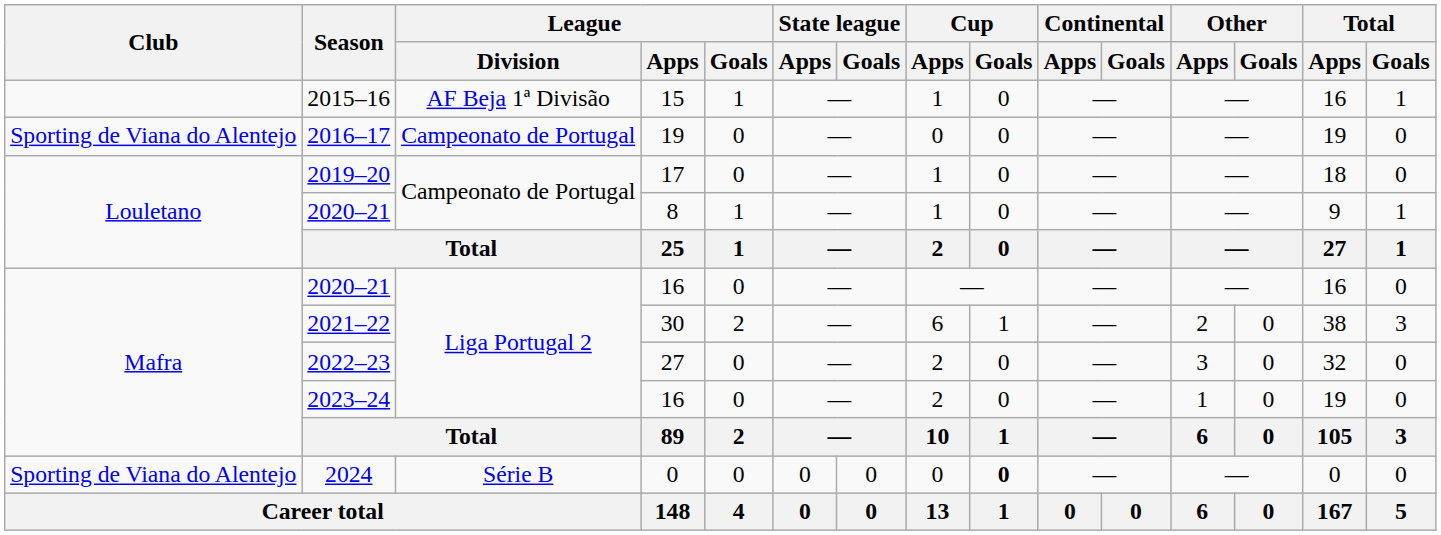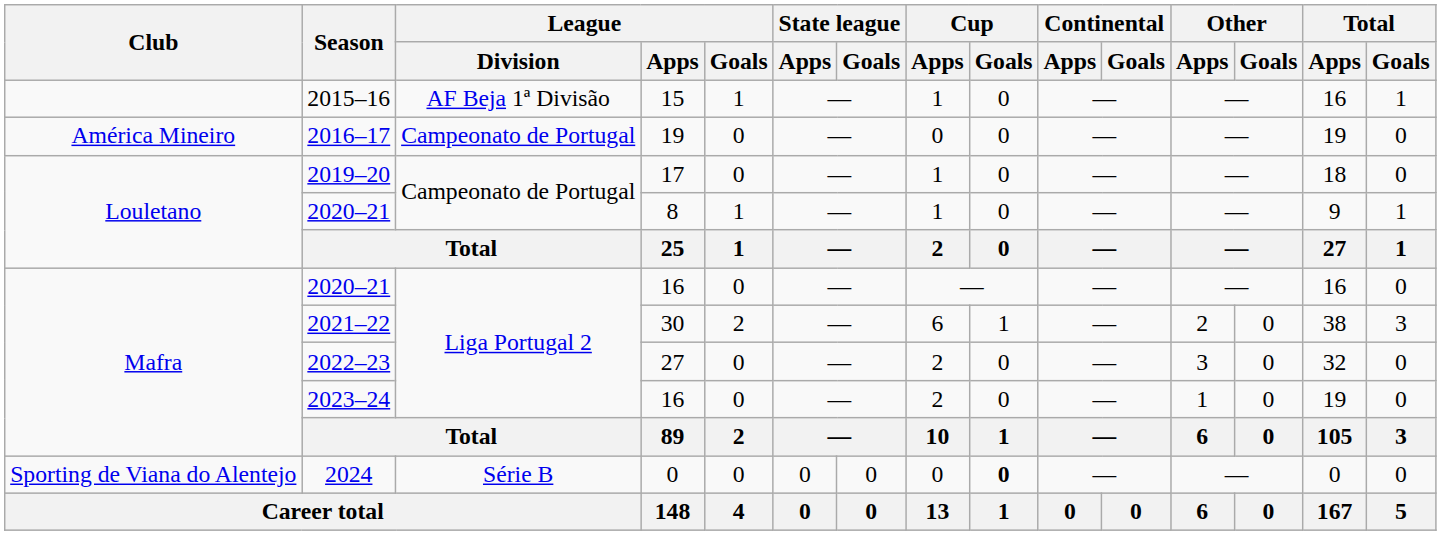(153, 135) Sporting de Viana do Alentejo -> (153, 135) América Mineiro
